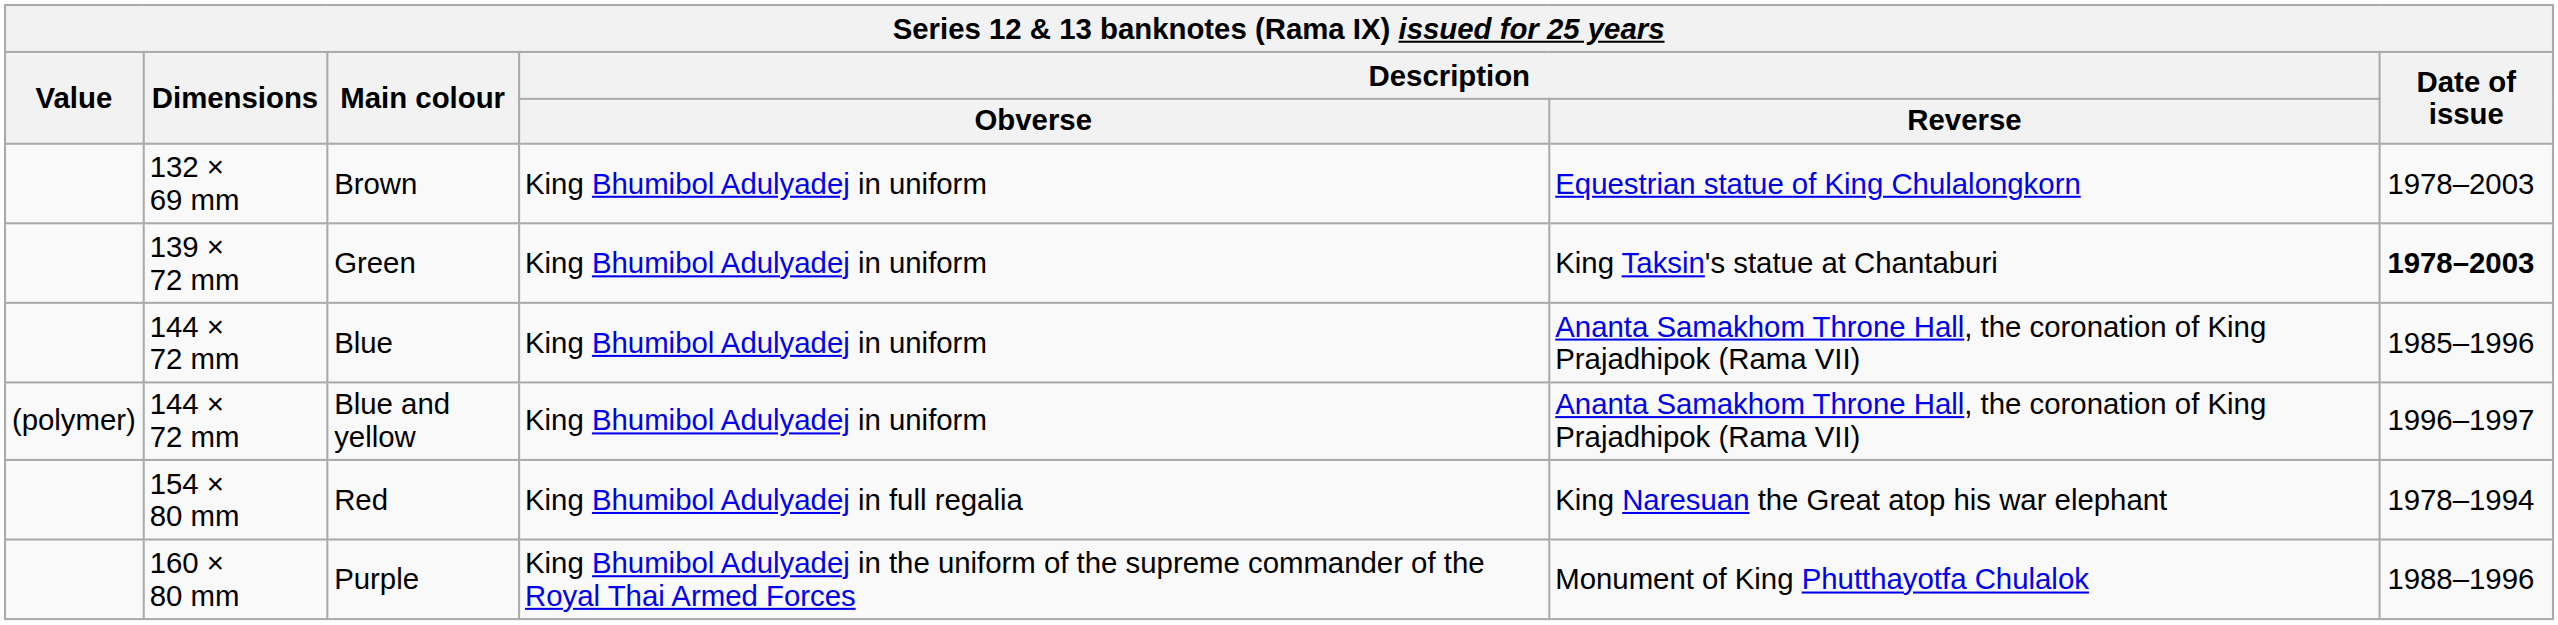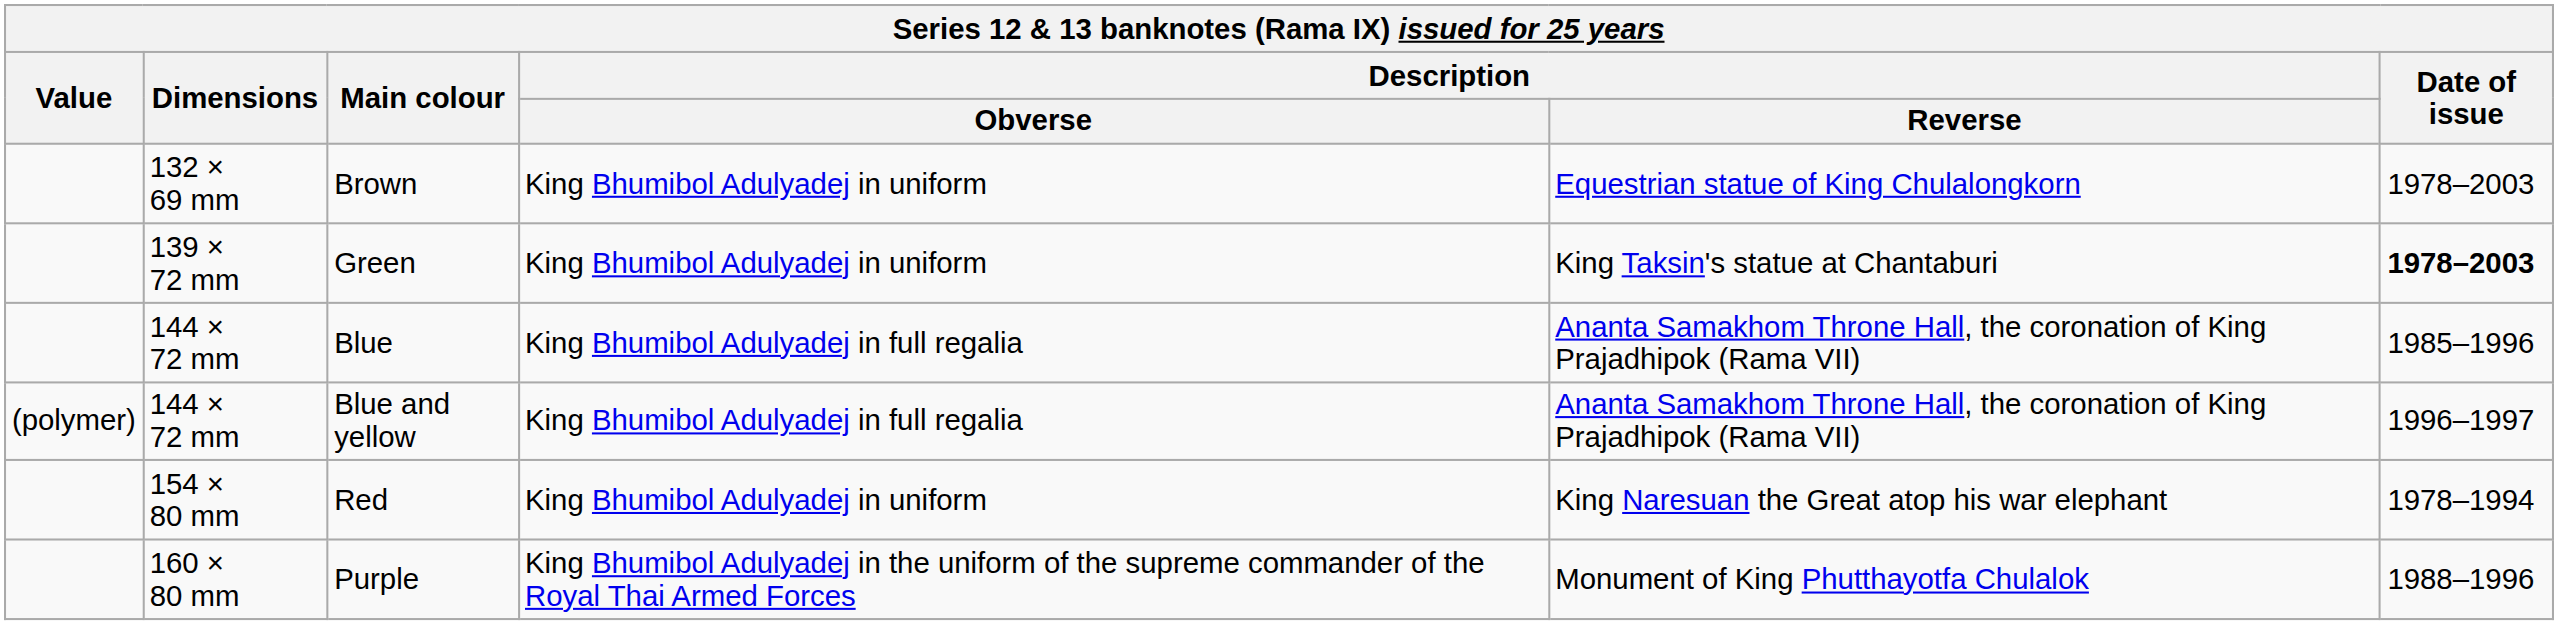(756, 342) King Bhumibol Adulyadej in uniform -> (774, 342) King Bhumibol Adulyadej in full regalia
(756, 421) King Bhumibol Adulyadej in uniform -> (774, 421) King Bhumibol Adulyadej in full regalia
(774, 500) King Bhumibol Adulyadej in full regalia -> (756, 500) King Bhumibol Adulyadej in uniform
